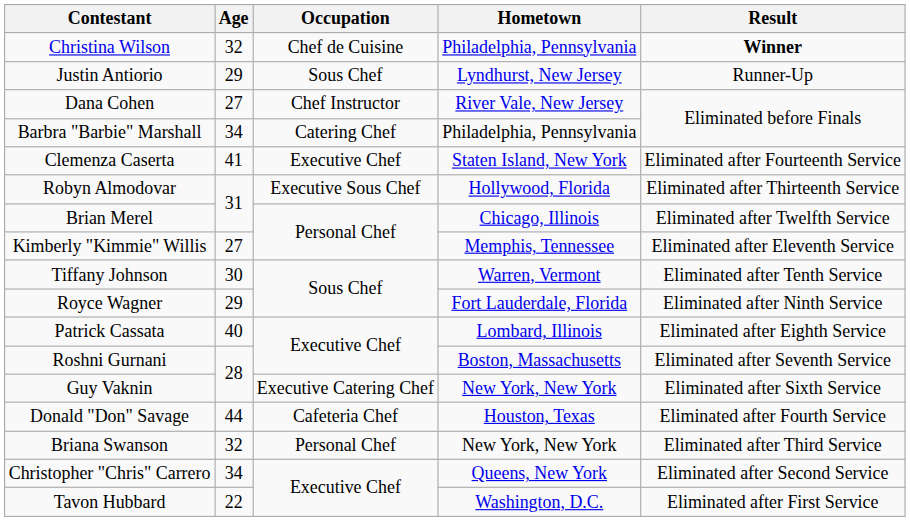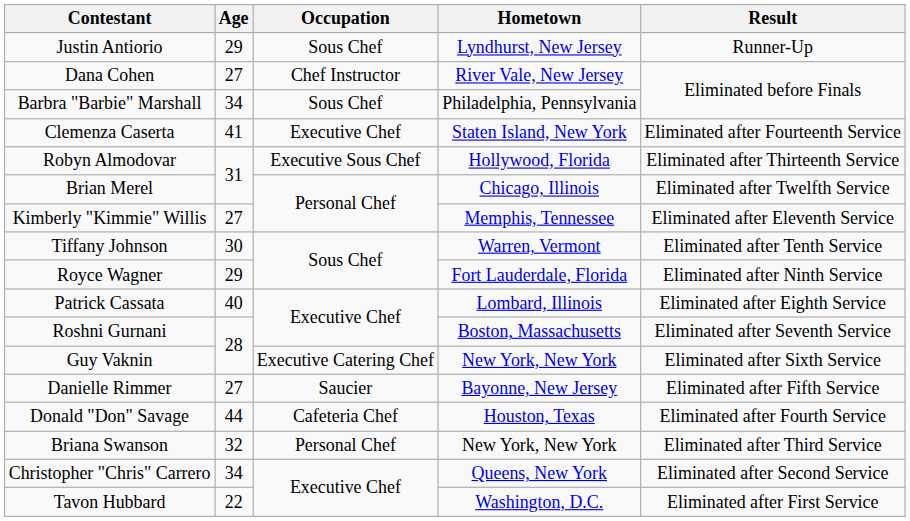- row: (110, 47)
(345, 132) Catering Chef -> (345, 103) Sous Chef
+ row: (110, 388)
